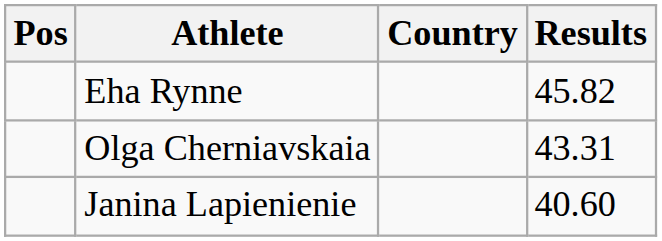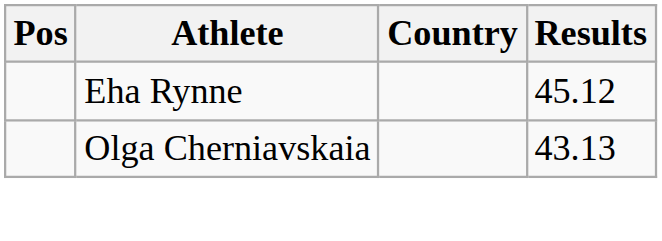(575, 90) 45.82 -> (575, 90) 45.12
(575, 147) 43.31 -> (575, 147) 43.13
- row: (220, 205)
